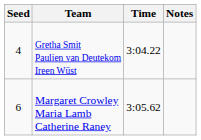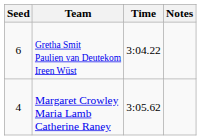(18, 50) 4 -> (18, 50) 6
(18, 107) 6 -> (18, 107) 4
